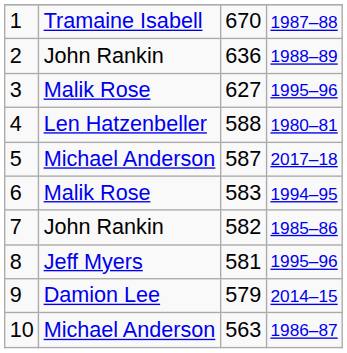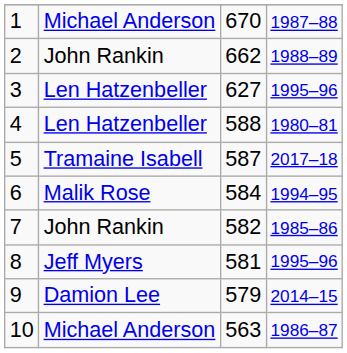(123, 21) Tramaine Isabell -> (129, 21) Michael Anderson
(243, 55) 636 -> (243, 55) 662
(97, 90) Malik Rose -> (125, 90) Len Hatzenbeller
(129, 158) Michael Anderson -> (123, 158) Tramaine Isabell
(243, 192) 583 -> (243, 192) 584
